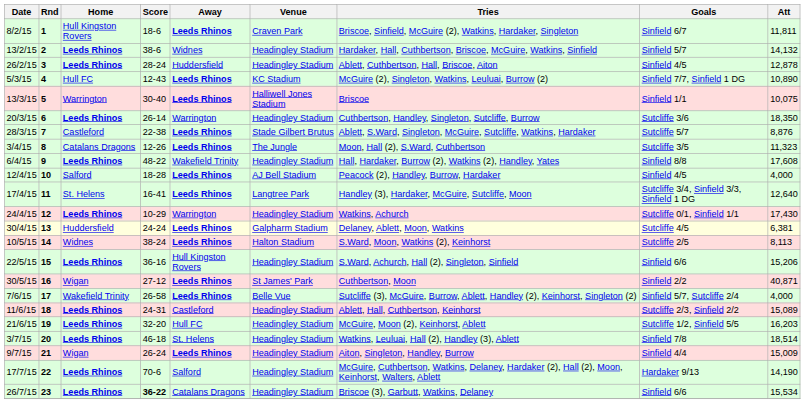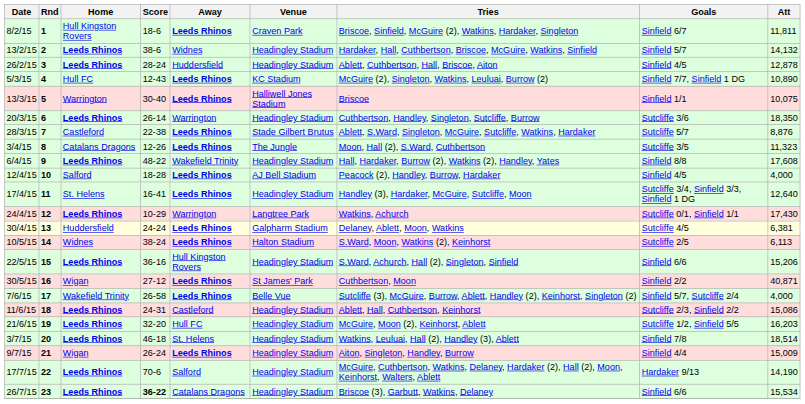(281, 195) Langtree Park -> (293, 195) Headingley Stadium
(293, 214) Headingley Stadium -> (281, 214) Langtree Park
(781, 243) 8,113 -> (781, 243) 6,113
(784, 310) 15,089 -> (784, 310) 15,086
